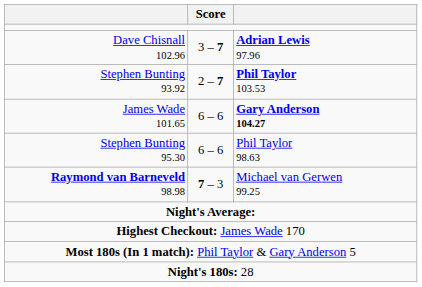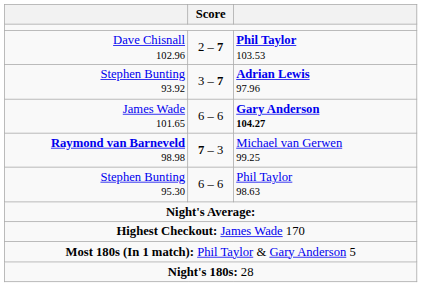(211, 47) 3 – 7 -> (211, 47) 2 – 7
(273, 47) Adrian Lewis 97.96 -> (266, 47) Phil Taylor 103.53
(211, 81) 2 – 7 -> (211, 81) 3 – 7
(266, 81) Phil Taylor 103.53 -> (273, 81) Adrian Lewis 97.96
rows swapped: (118, 184) <-> (143, 150)
